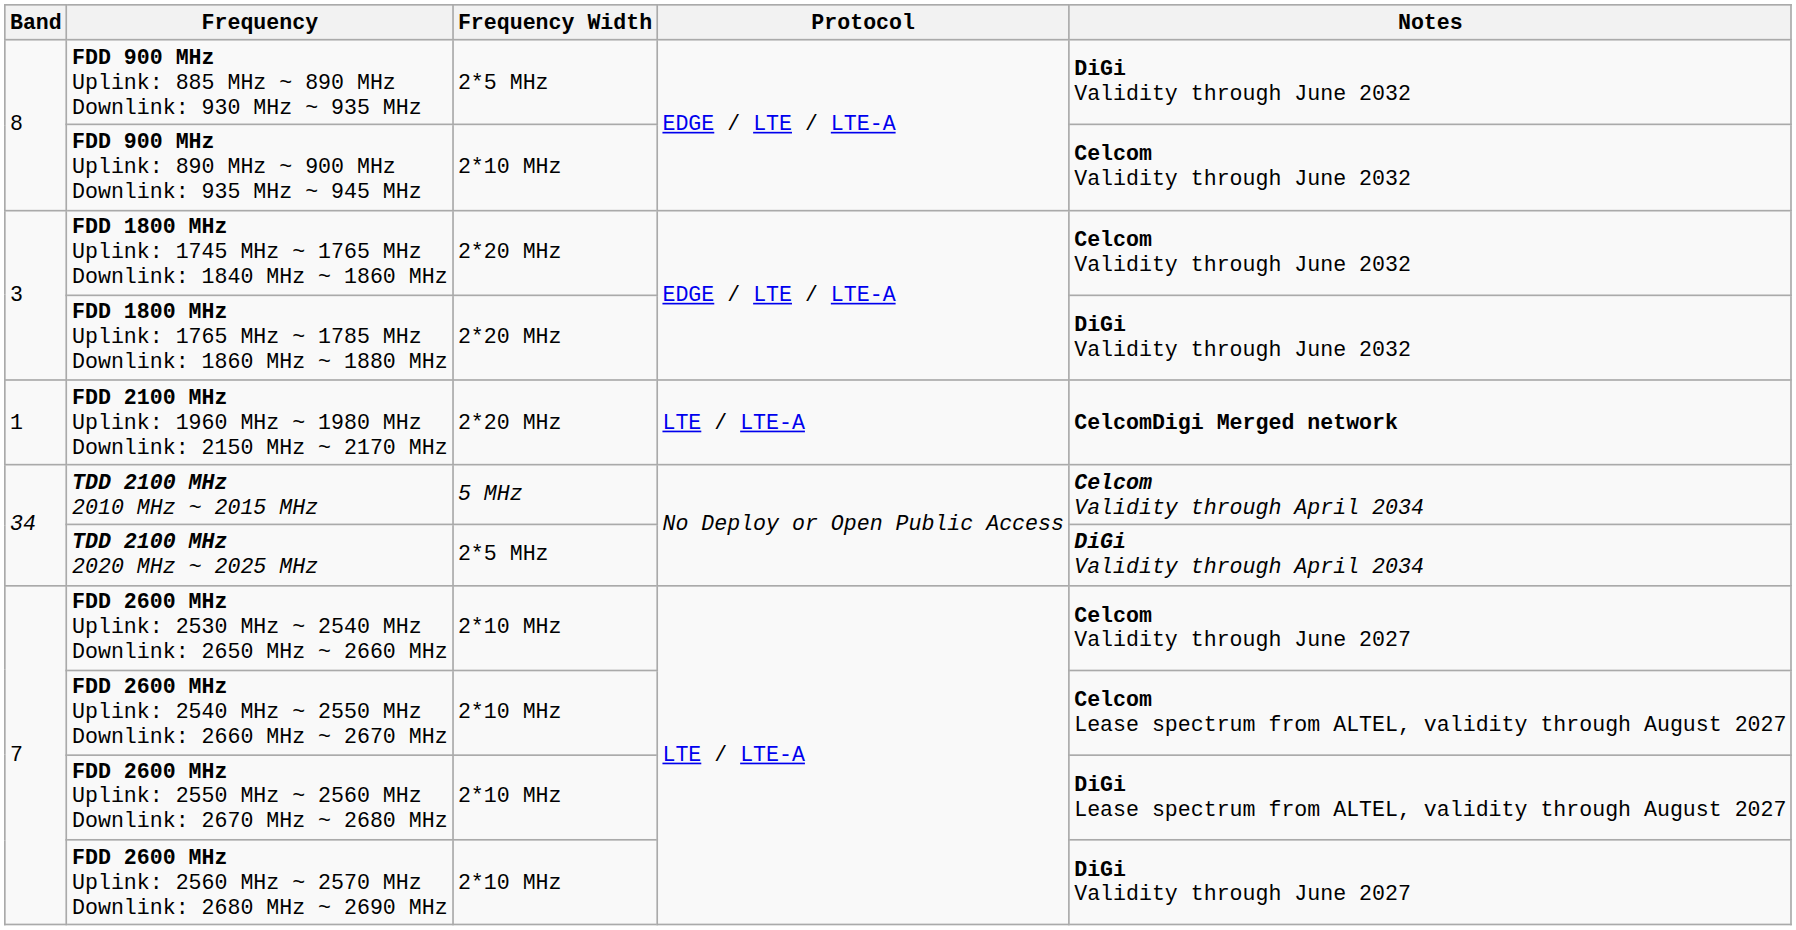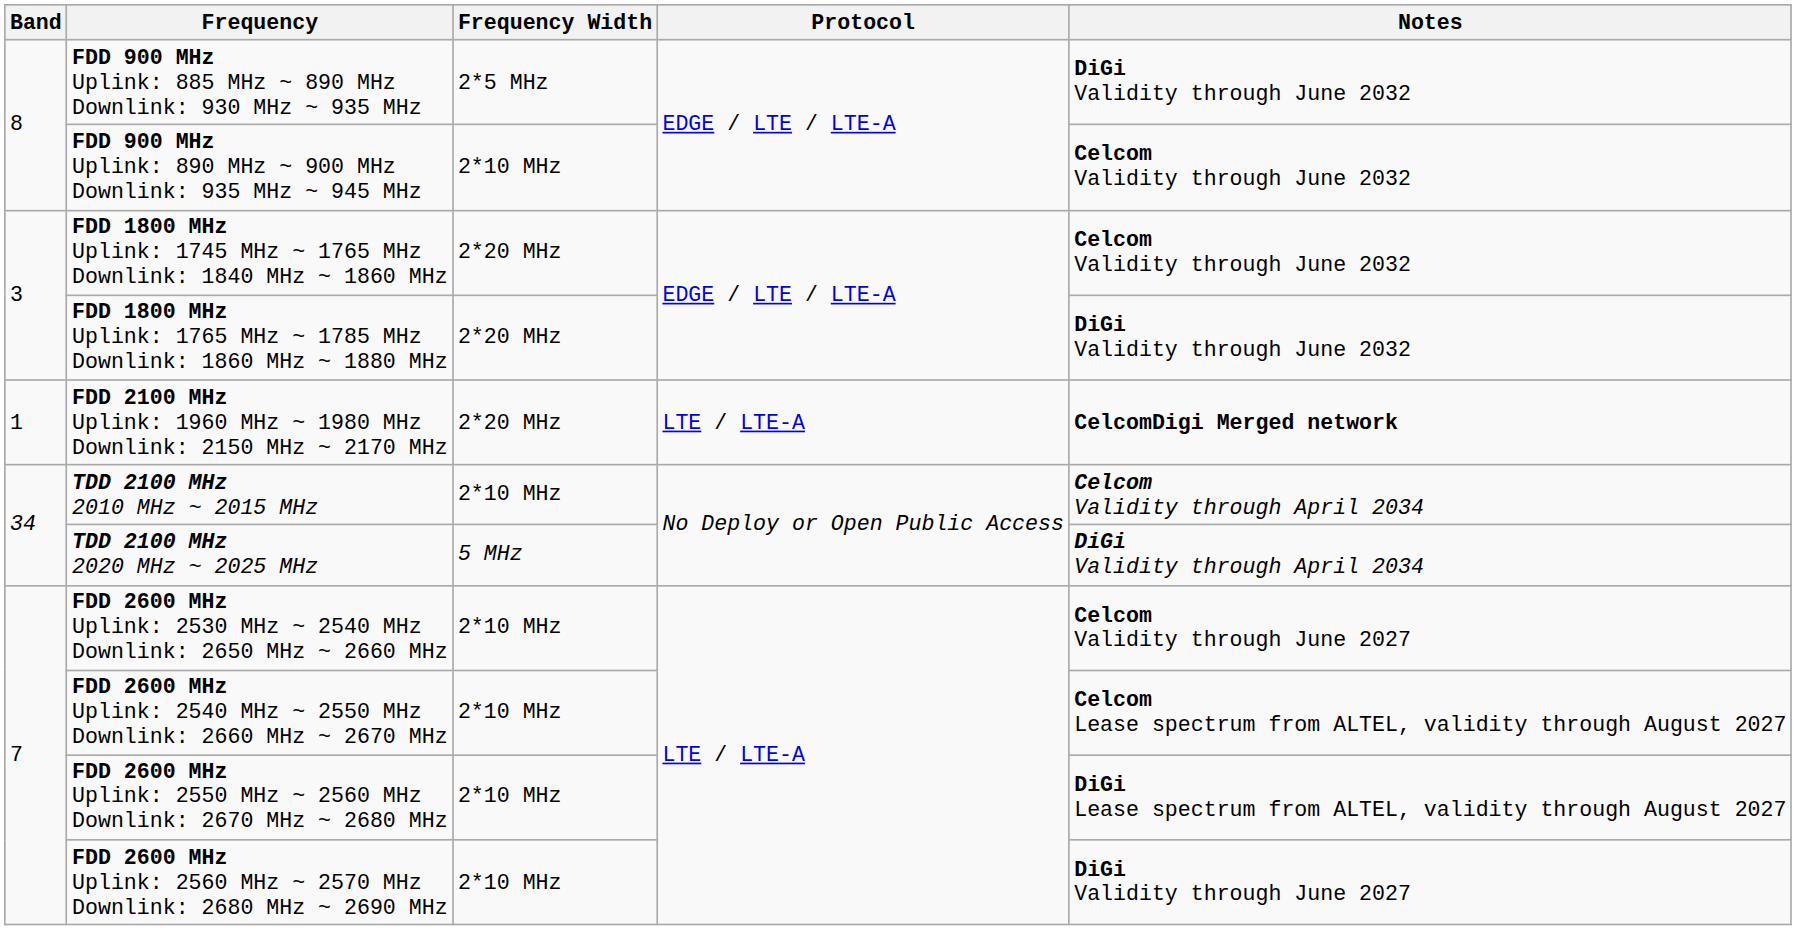(490, 495) 5 MHz -> (510, 495) 2*10 MHz
(503, 555) 2*5 MHz -> (490, 555) 5 MHz
